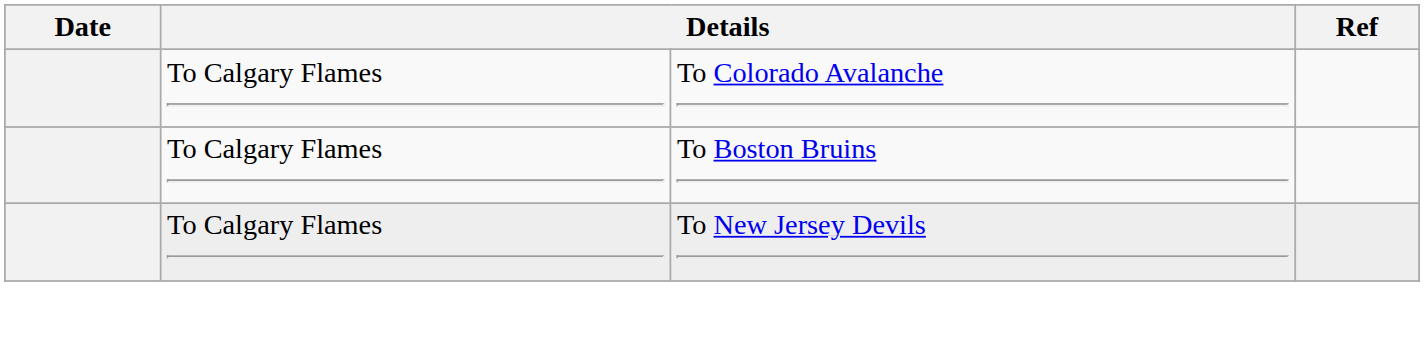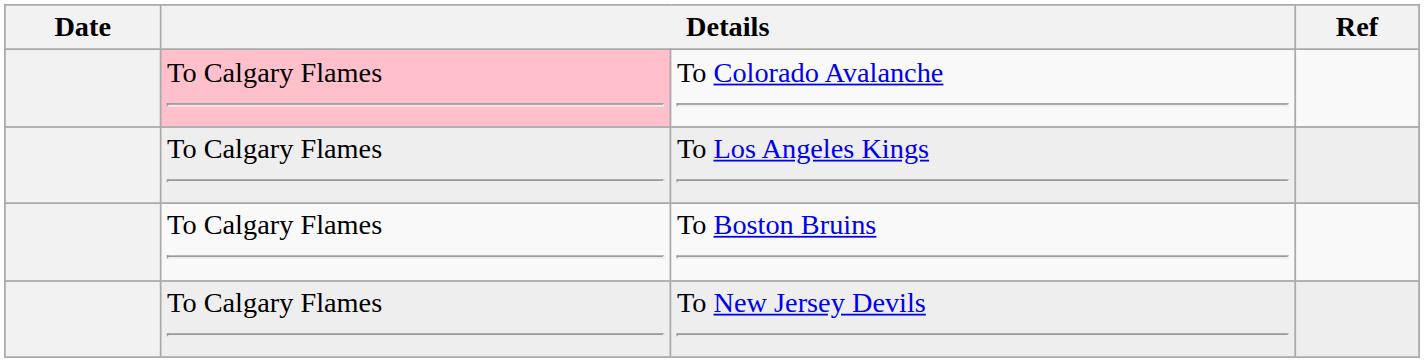(415, 81) no background -> (415, 81) pink background
+ row: (983, 158)
